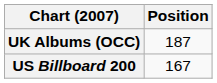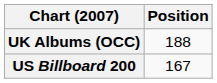(178, 41) 187 -> (178, 41) 188
